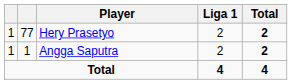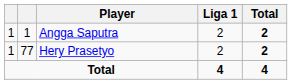rows swapped: (79, 51) <-> (77, 33)
